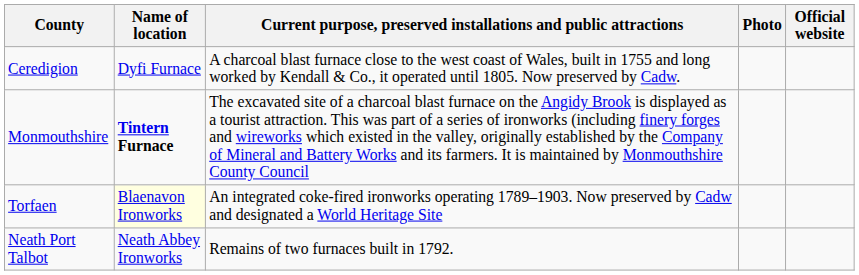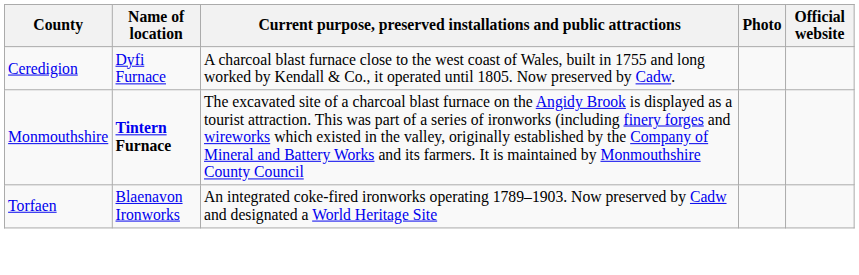(151, 206) lightyellow background -> (149, 206) no background
- row: (42, 248)
